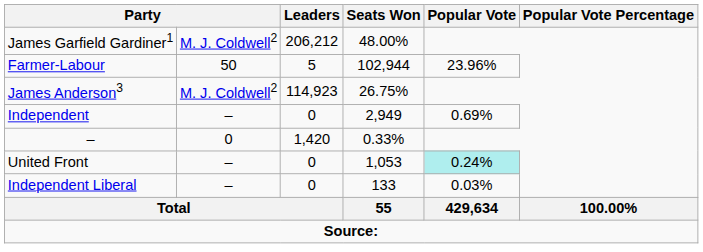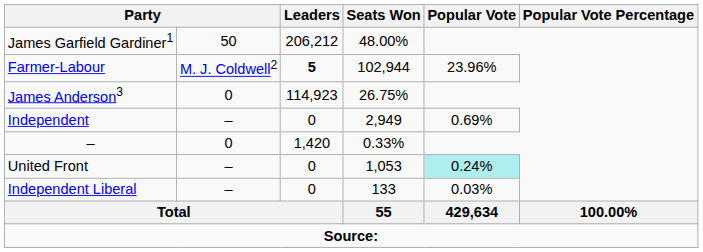(229, 41) M. J. Coldwell2 -> (229, 41) 50
(229, 66) 50 -> (229, 68) M. J. Coldwell2
(312, 66) normal -> (312, 68) bold
(229, 91) M. J. Coldwell2 -> (229, 95) 0
